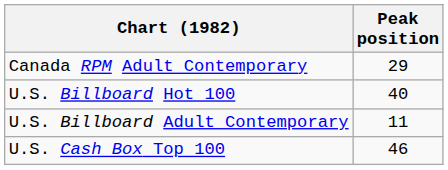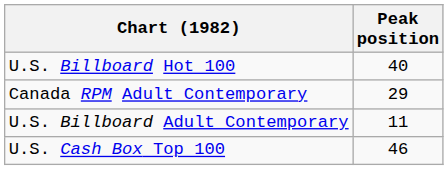rows swapped: (158, 66) <-> (122, 94)
